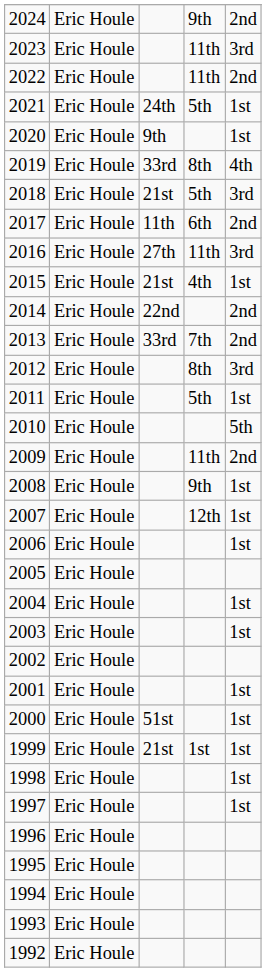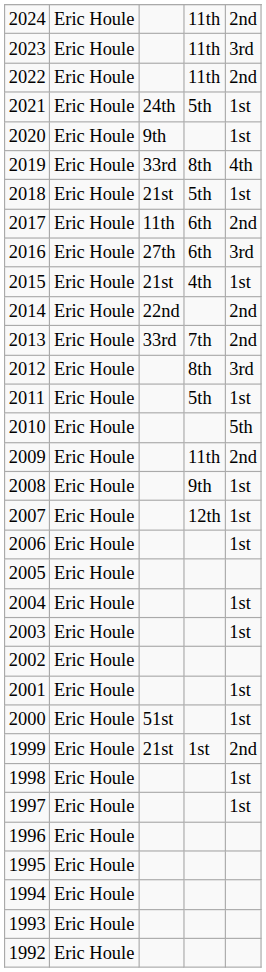(200, 19) 9th -> (204, 19) 11th
(242, 194) 3rd -> (240, 194) 1st
(204, 252) 11th -> (200, 252) 6th
(240, 748) 1st -> (243, 748) 2nd
